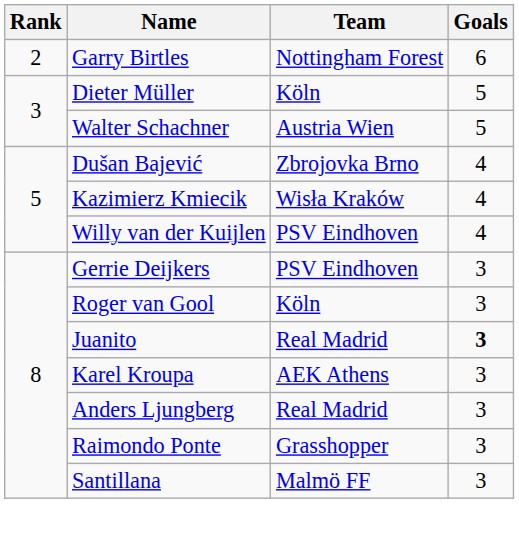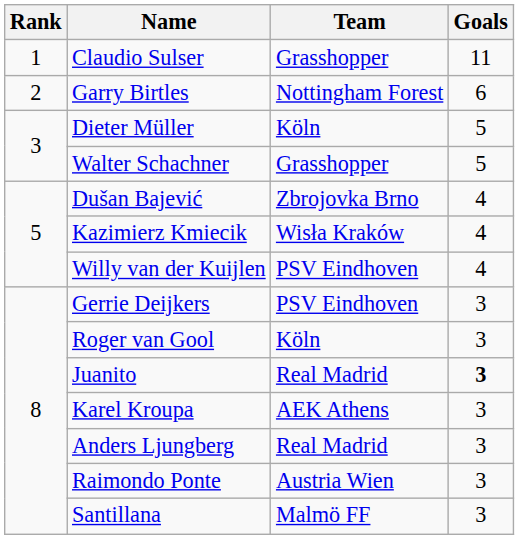+ row: (138, 57)
(335, 127) Austria Wien -> (332, 163) Grasshopper
(332, 445) Grasshopper -> (335, 480) Austria Wien
